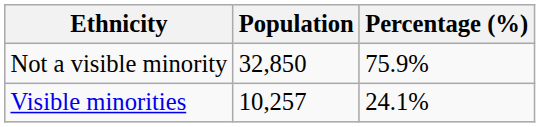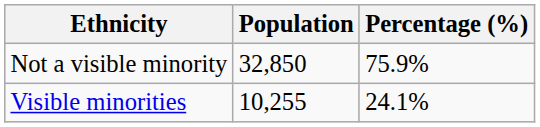(273, 102) 10,257 -> (273, 102) 10,255
